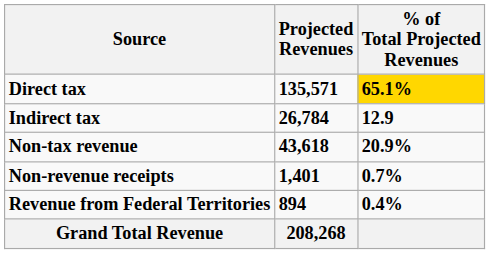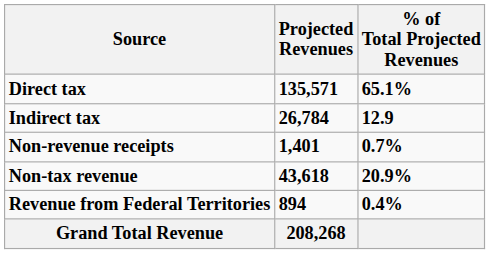(387, 88) gold background -> (387, 88) no background
rows swapped: (73, 146) <-> (91, 175)
